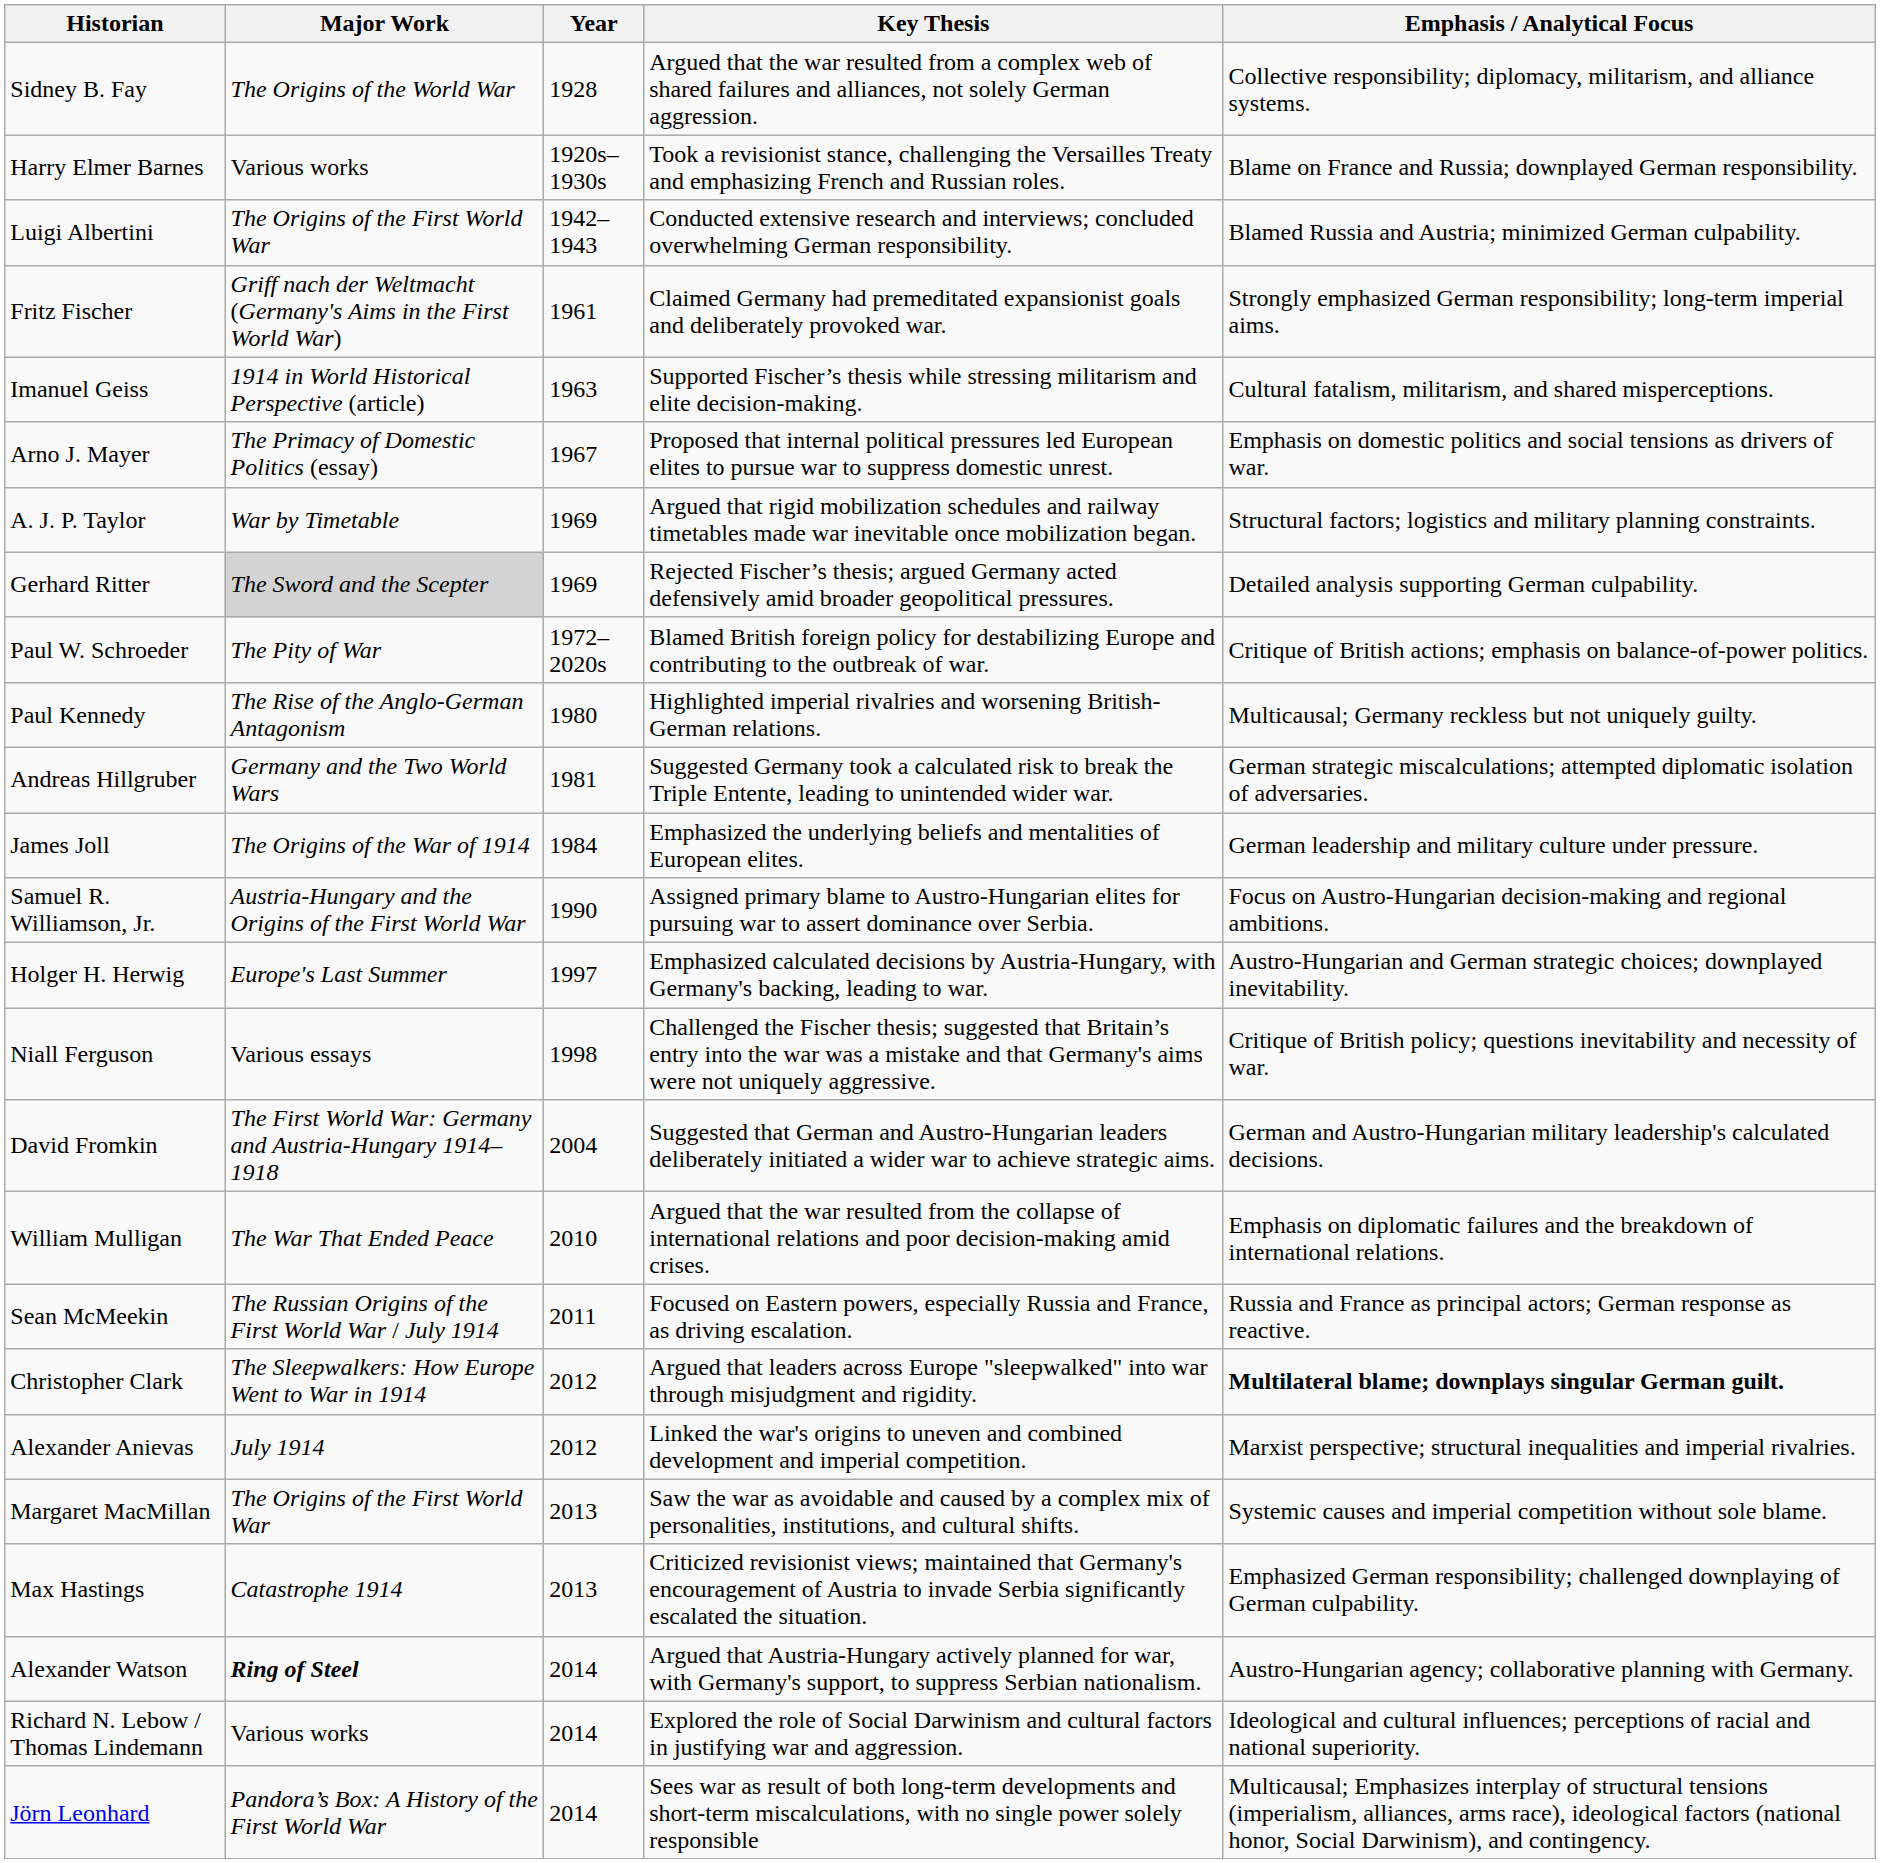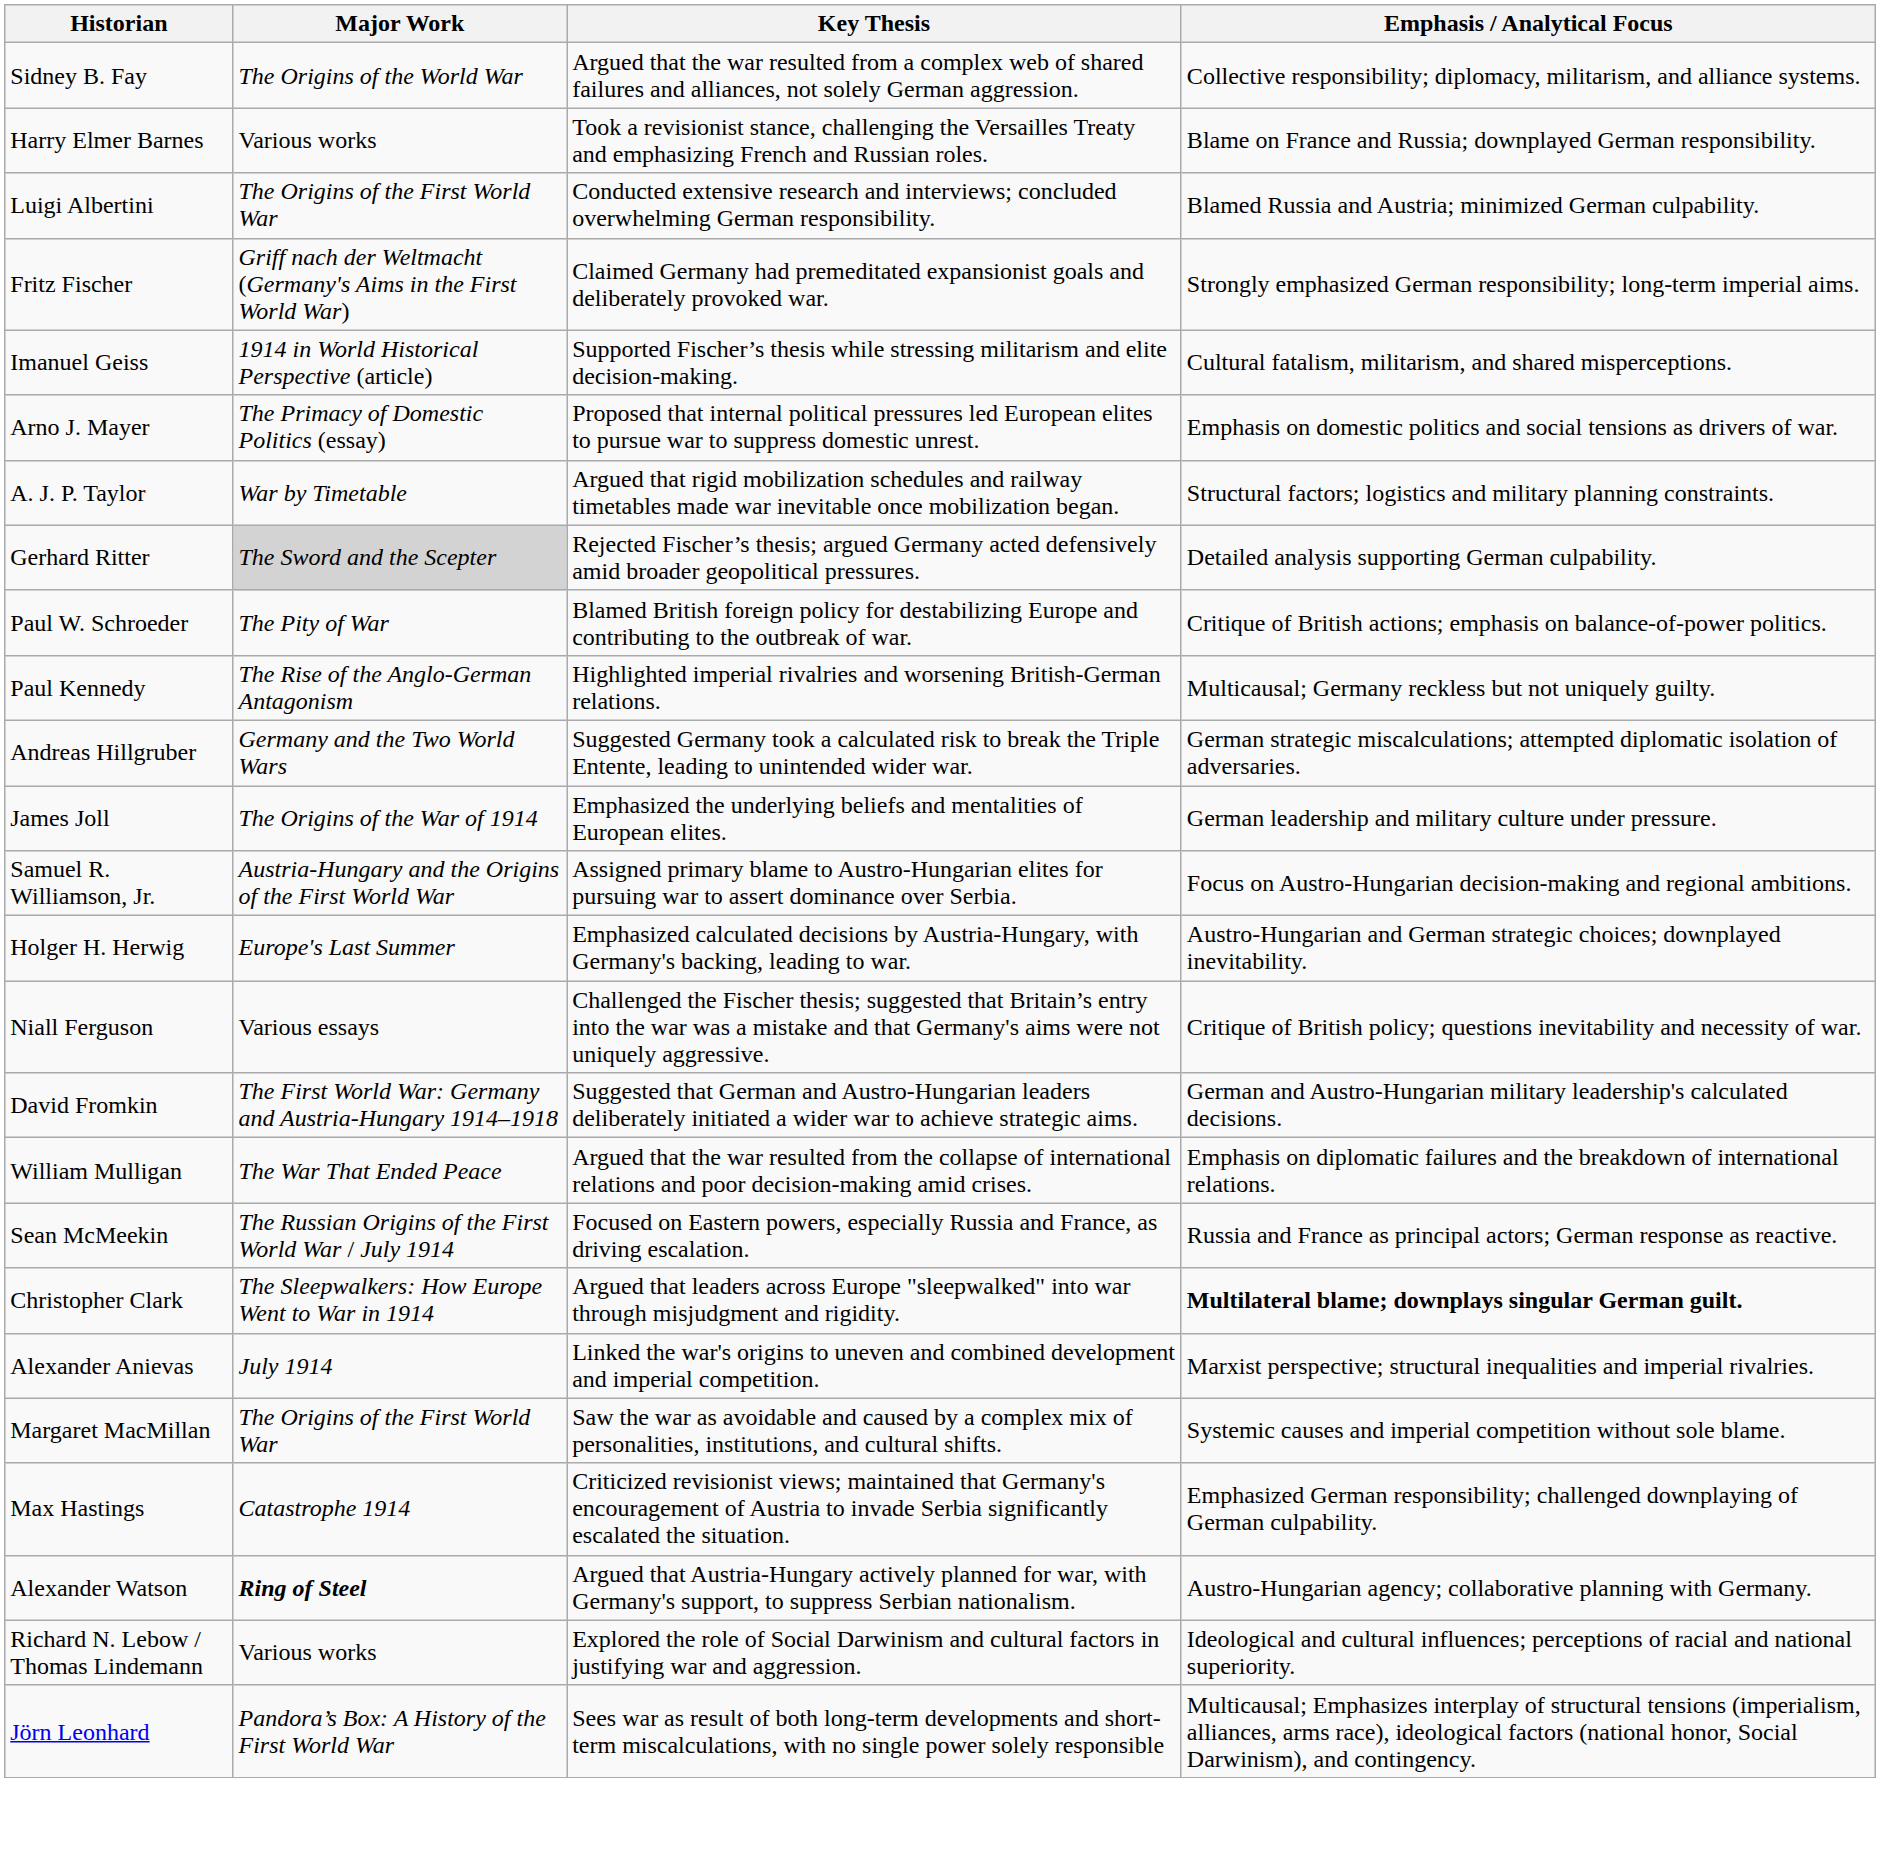- column: (594, 23)
